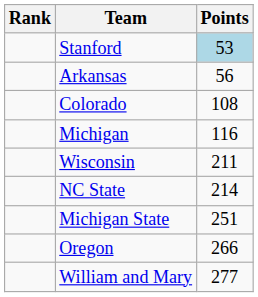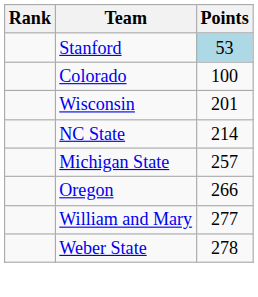- row: (93, 76)
(225, 104) 108 -> (225, 76) 100
- row: (94, 133)
(225, 162) 211 -> (225, 104) 201
(225, 219) 251 -> (225, 162) 257
+ row: (103, 248)
